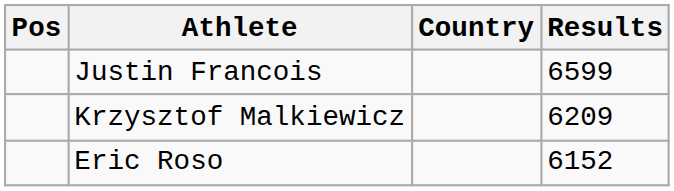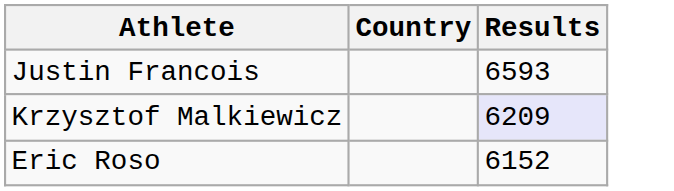- column: (36, 28)
(580, 72) 6599 -> (518, 72) 6593
(580, 117) no background -> (518, 117) lavender background
